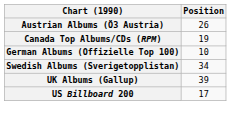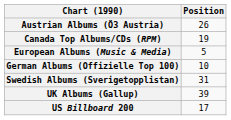+ row: (93, 53)
(204, 66) 34 -> (204, 80) 31
